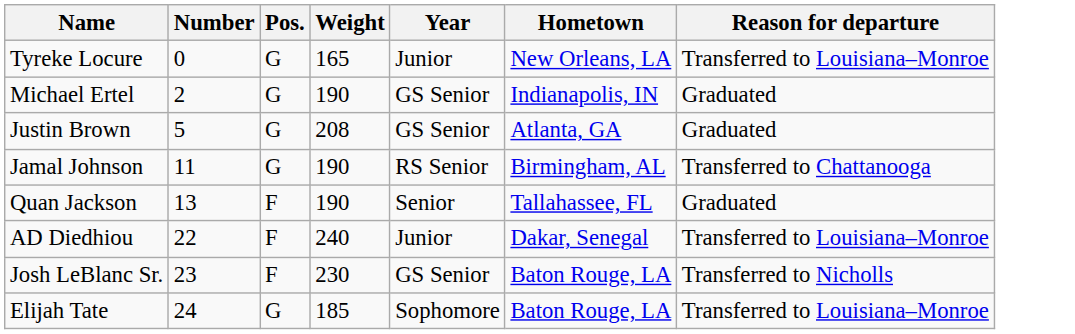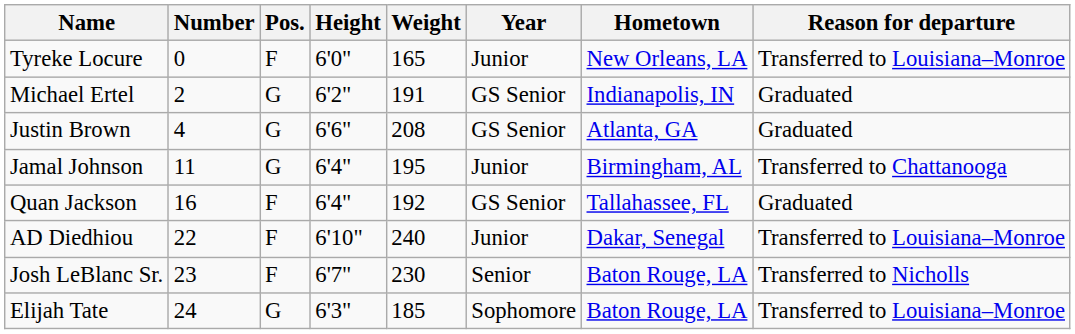+ column: (348, 22)
(273, 58) G -> (271, 58) F
(332, 94) 190 -> (408, 94) 191
(179, 130) 5 -> (179, 130) 4
(332, 166) 190 -> (408, 166) 195
(442, 166) RS Senior -> (500, 166) Junior
(185, 202) 13 -> (185, 202) 16
(332, 202) 190 -> (408, 202) 192
(425, 202) Senior -> (518, 202) GS Senior
(442, 274) GS Senior -> (501, 274) Senior
